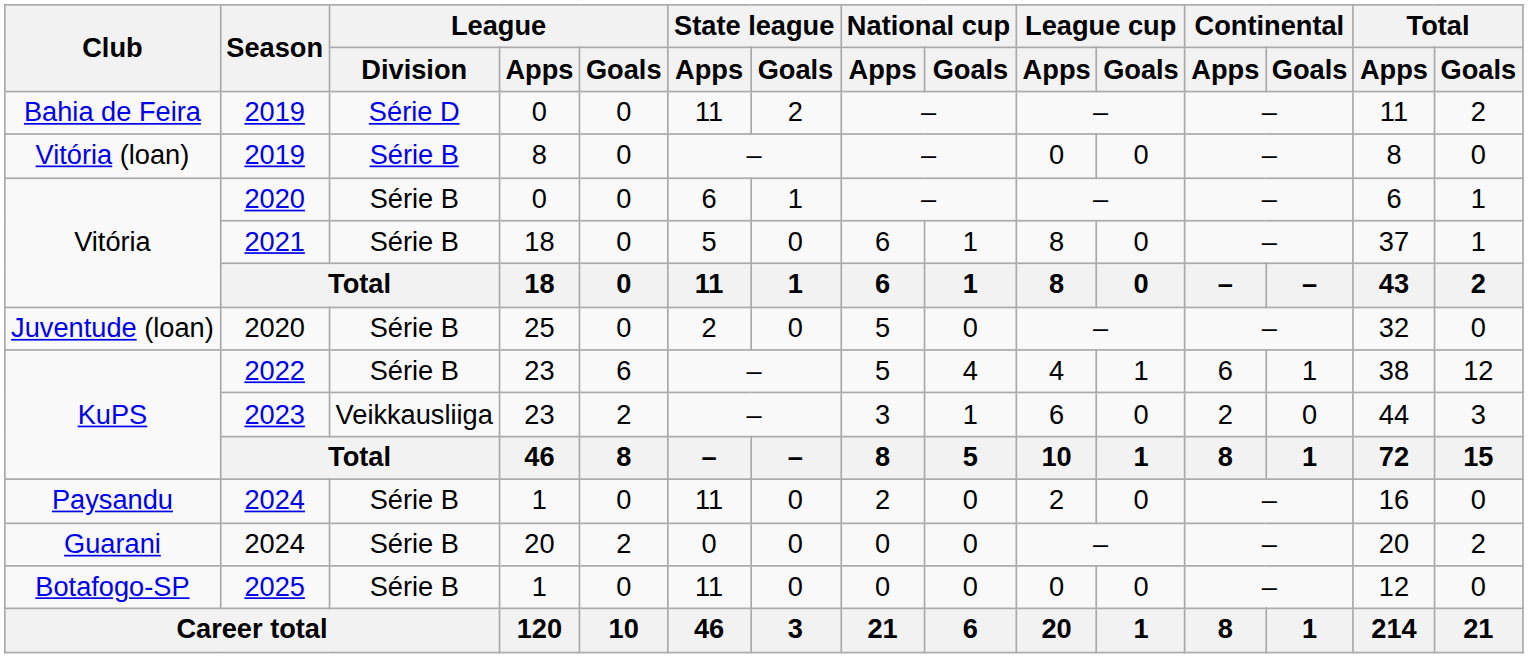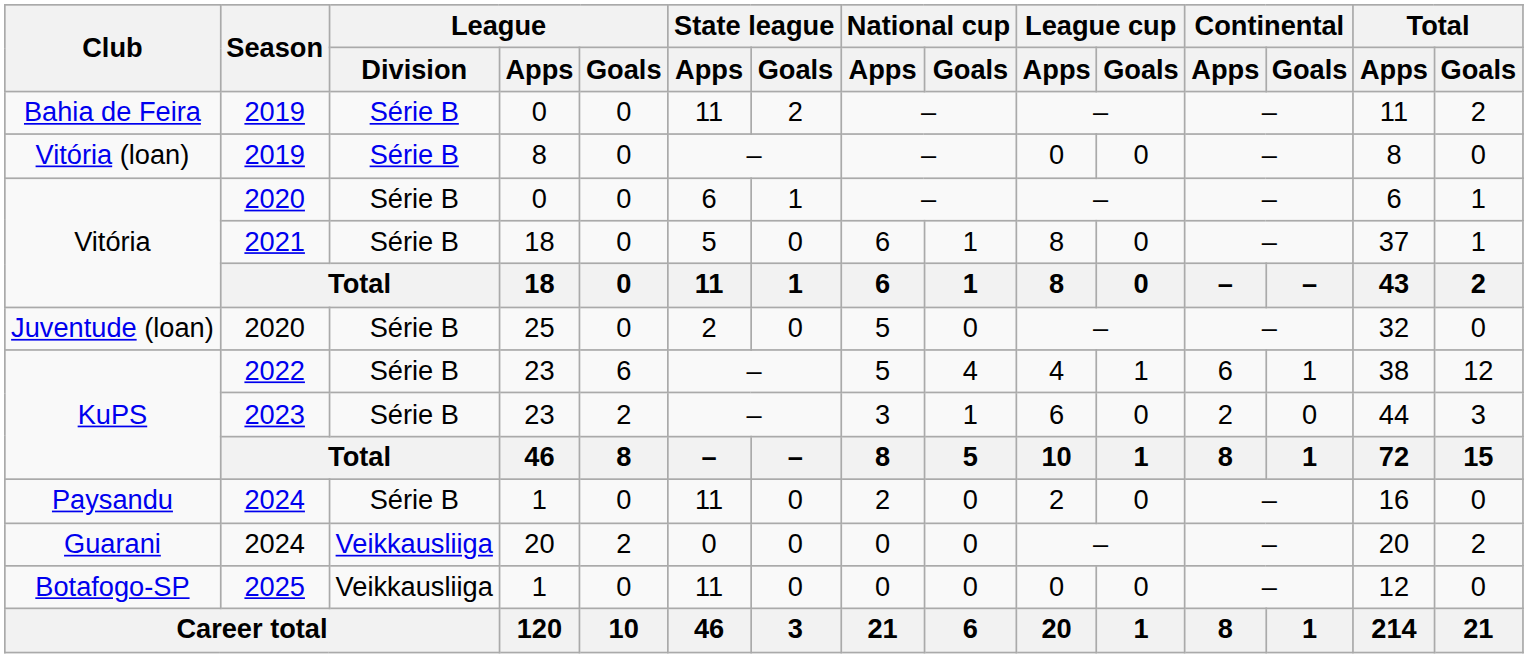(414, 112) Série D -> (414, 112) Série B
(414, 414) Veikkausliiga -> (414, 414) Série B
(414, 543) Série B -> (414, 543) Veikkausliiga
(414, 586) Série B -> (414, 586) Veikkausliiga
